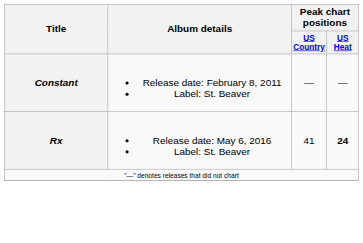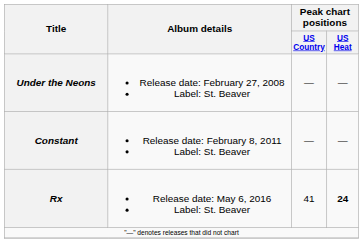+ row: (56, 82)
